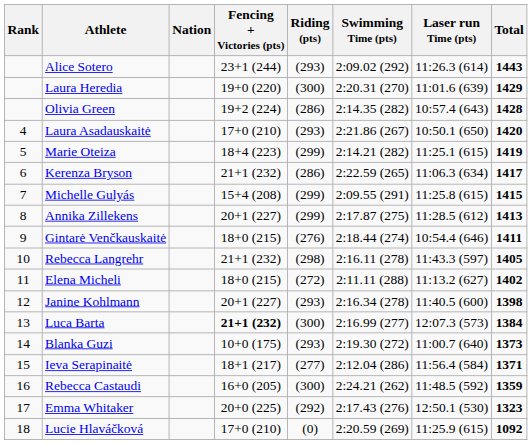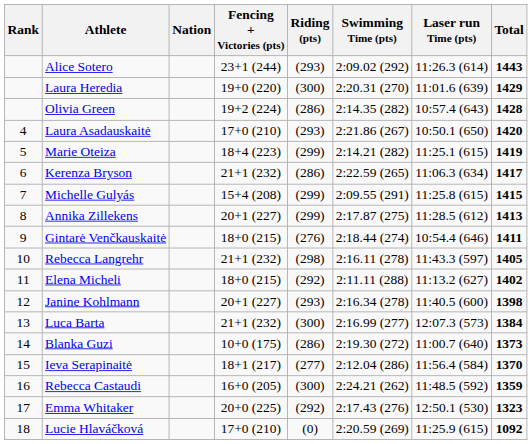(310, 279) (272) -> (310, 279) (292)
(251, 322) bold -> (251, 322) normal
(310, 343) (293) -> (310, 343) (286)
(509, 365) 1371 -> (509, 365) 1370
